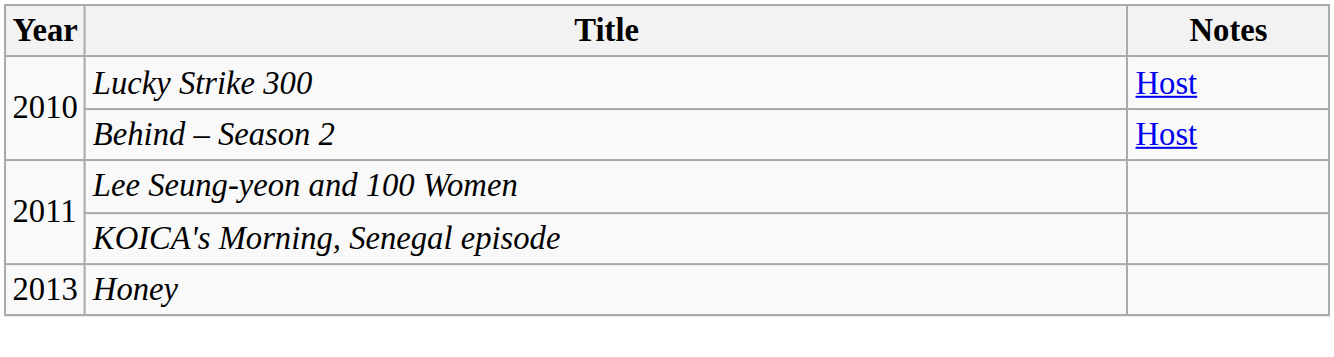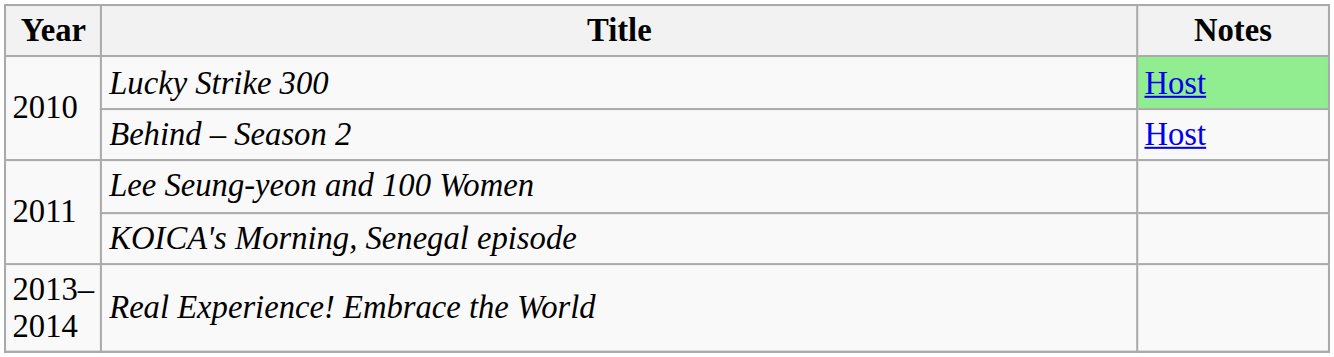(1166, 82) no background -> (1175, 82) lightgreen background
- row: (135, 289)
+ row: (352, 307)
